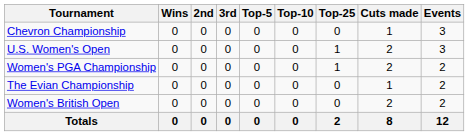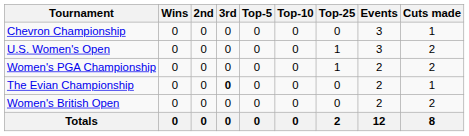columns swapped: (442, 13) <-> (390, 13)
(228, 85) normal -> (228, 85) bold
